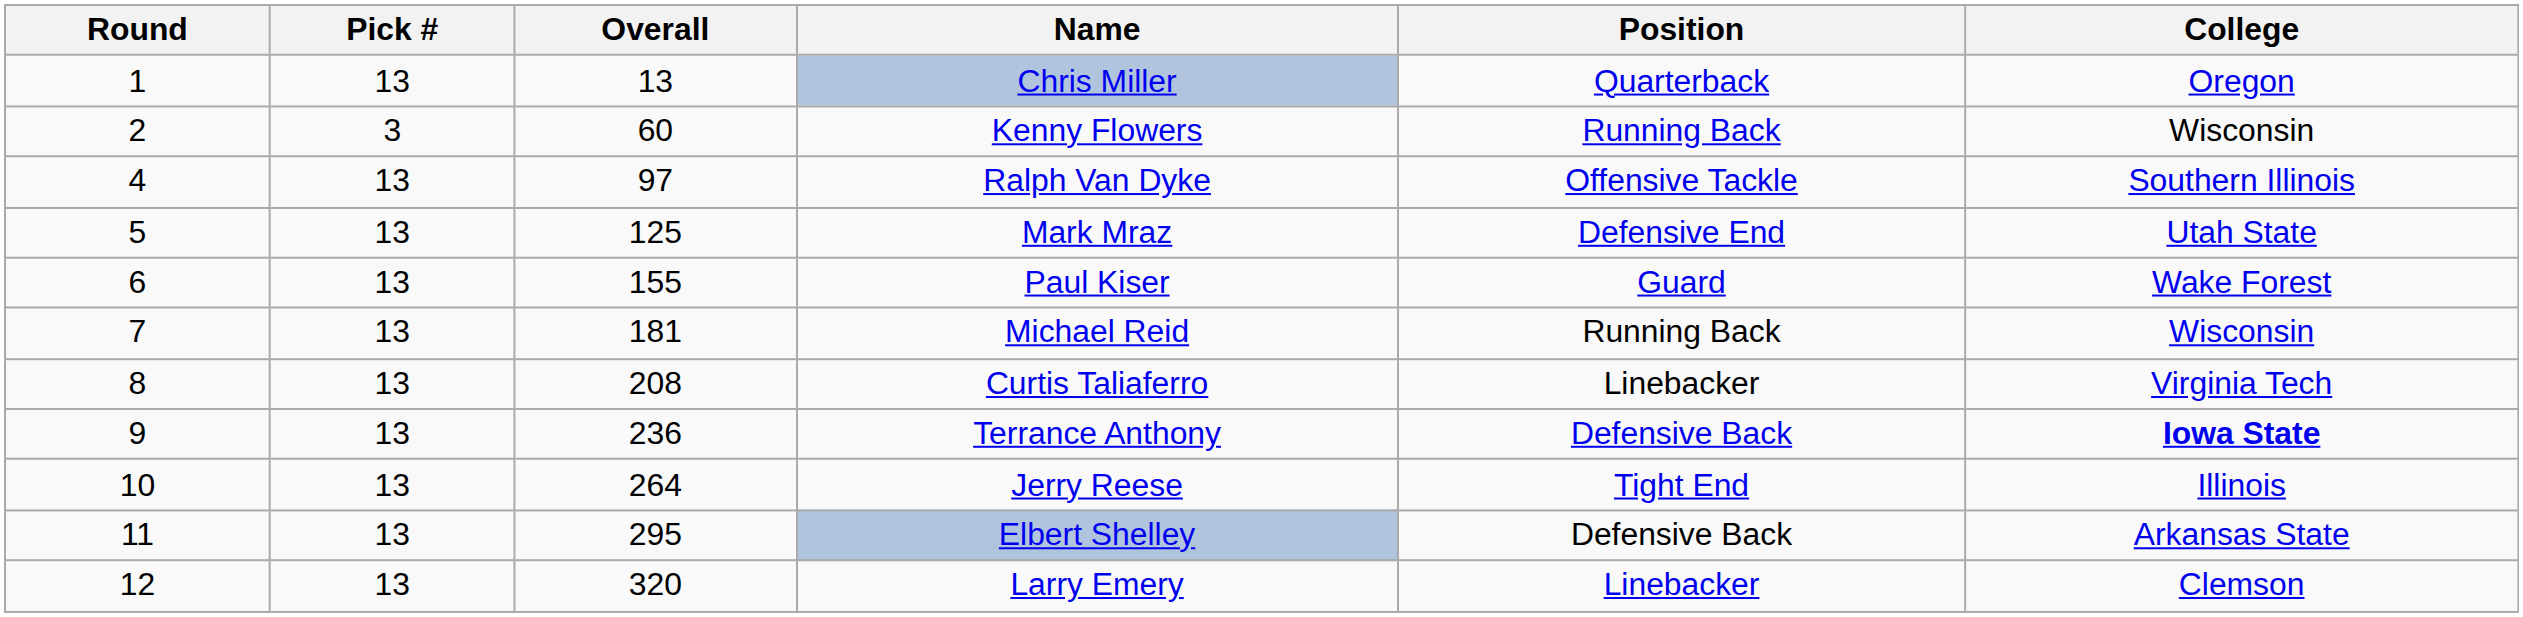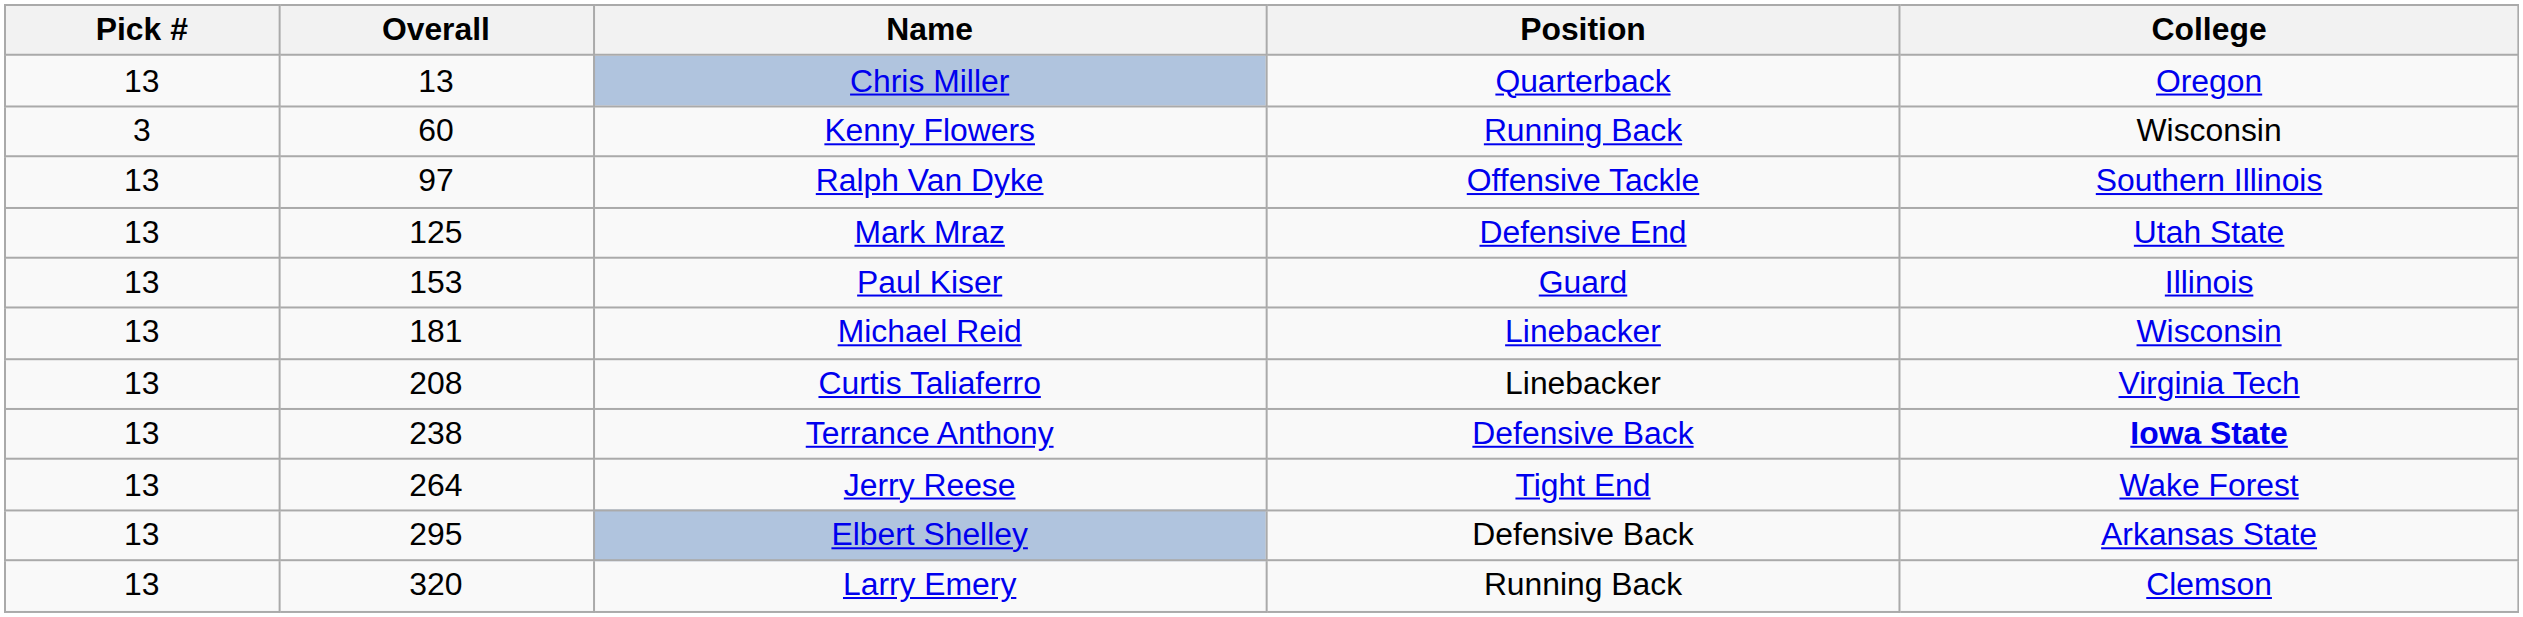- column: (137, 29)
(655, 282) 155 -> (436, 282) 153
(2242, 282) Wake Forest -> (2209, 282) Illinois
(1682, 332) Running Back -> (1583, 332) Linebacker
(655, 433) 236 -> (436, 433) 238
(2242, 484) Illinois -> (2209, 484) Wake Forest
(1682, 585) Linebacker -> (1583, 585) Running Back
